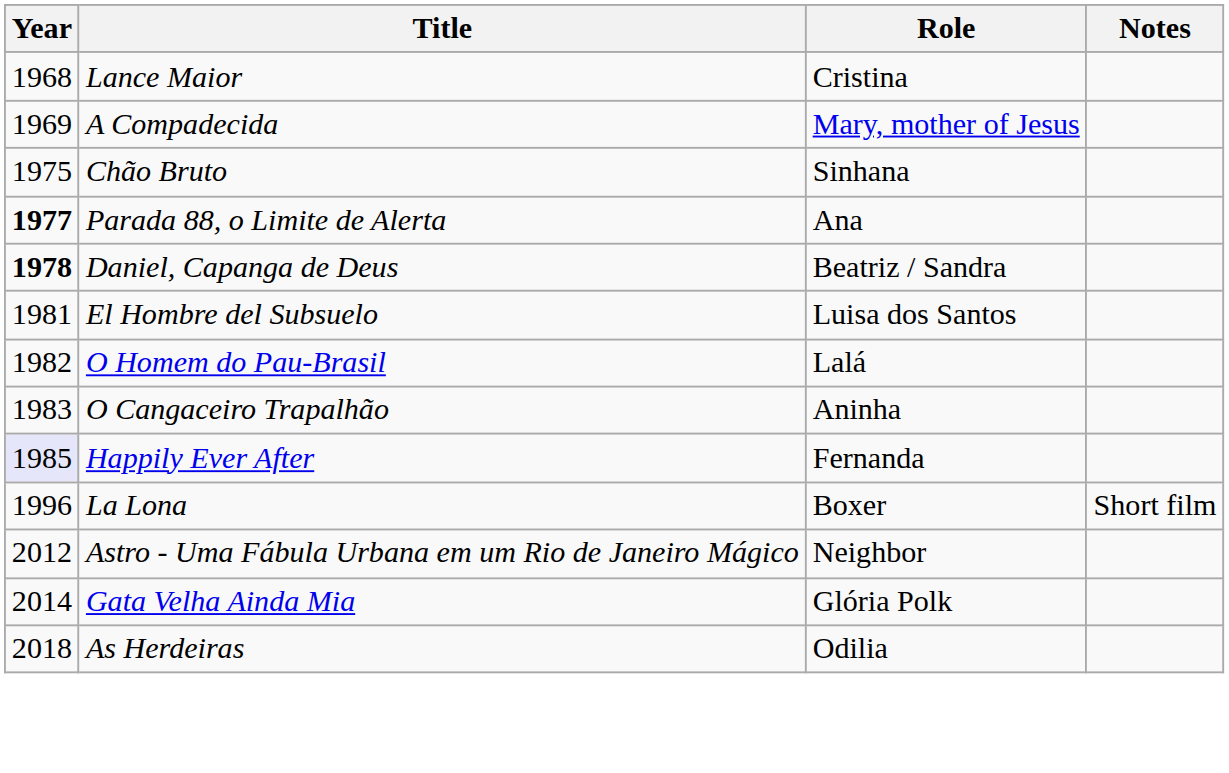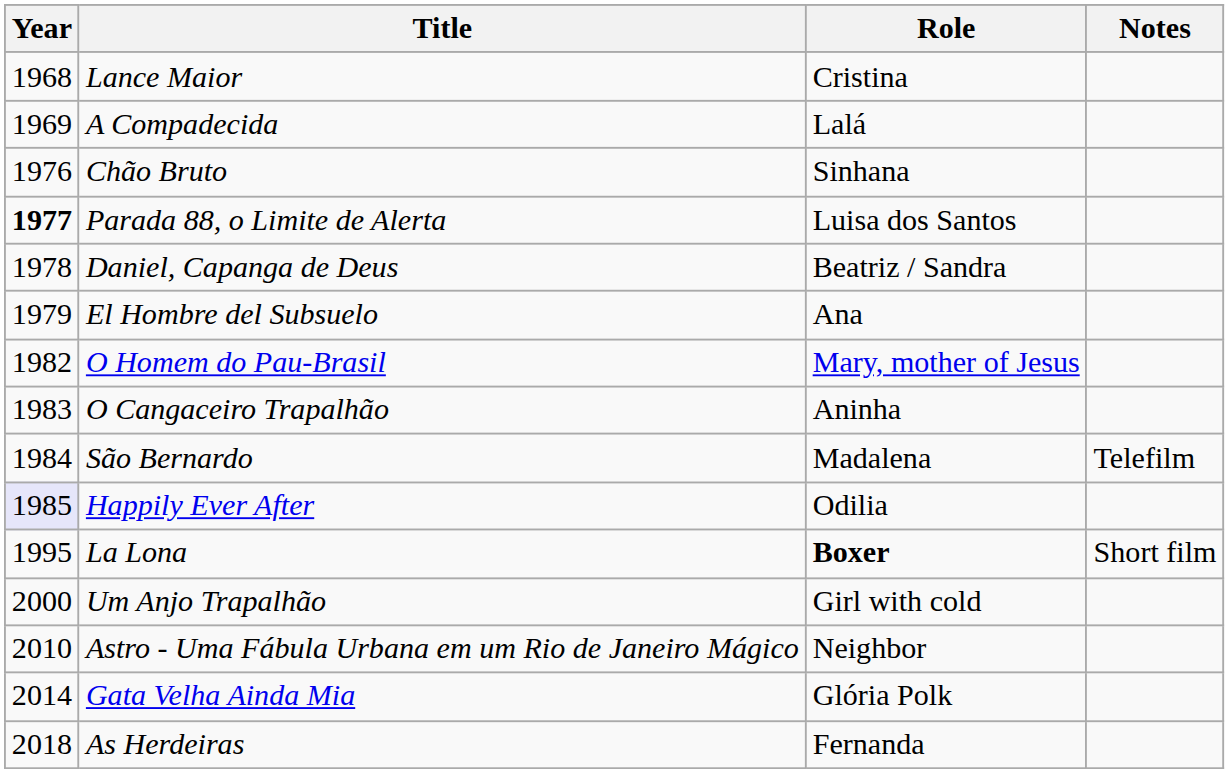(946, 123) Mary, mother of Jesus -> (839, 123) Lalá
(42, 171) 1975 -> (42, 171) 1976
(838, 219) Ana -> (915, 219) Luisa dos Santos
(42, 266) bold -> (42, 266) normal
(42, 314) 1981 -> (42, 314) 1979
(915, 314) Luisa dos Santos -> (838, 314) Ana
(839, 362) Lalá -> (946, 362) Mary, mother of Jesus
+ row: (169, 457)
(869, 457) Fernanda -> (850, 505) Odilia
(42, 505) 1996 -> (42, 553) 1995
(849, 505) normal -> (851, 553) bold
+ row: (206, 600)
(42, 553) 2012 -> (42, 648) 2010
(850, 648) Odilia -> (869, 743) Fernanda
